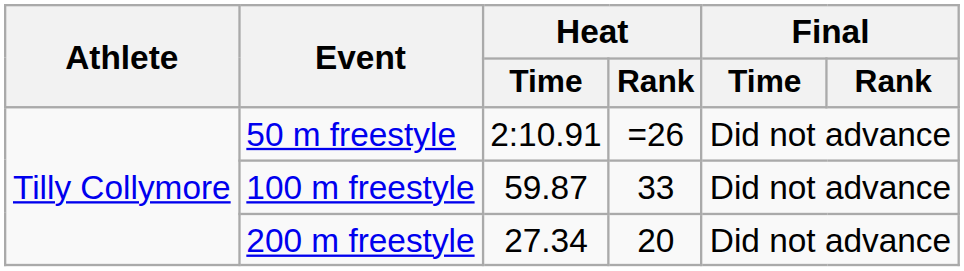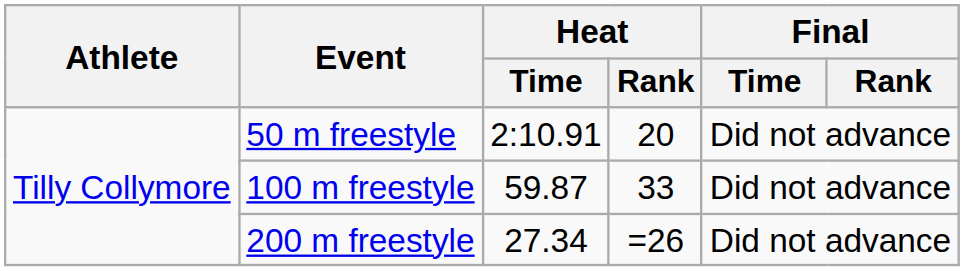(656, 135) =26 -> (656, 135) 20
(656, 240) 20 -> (656, 240) =26
